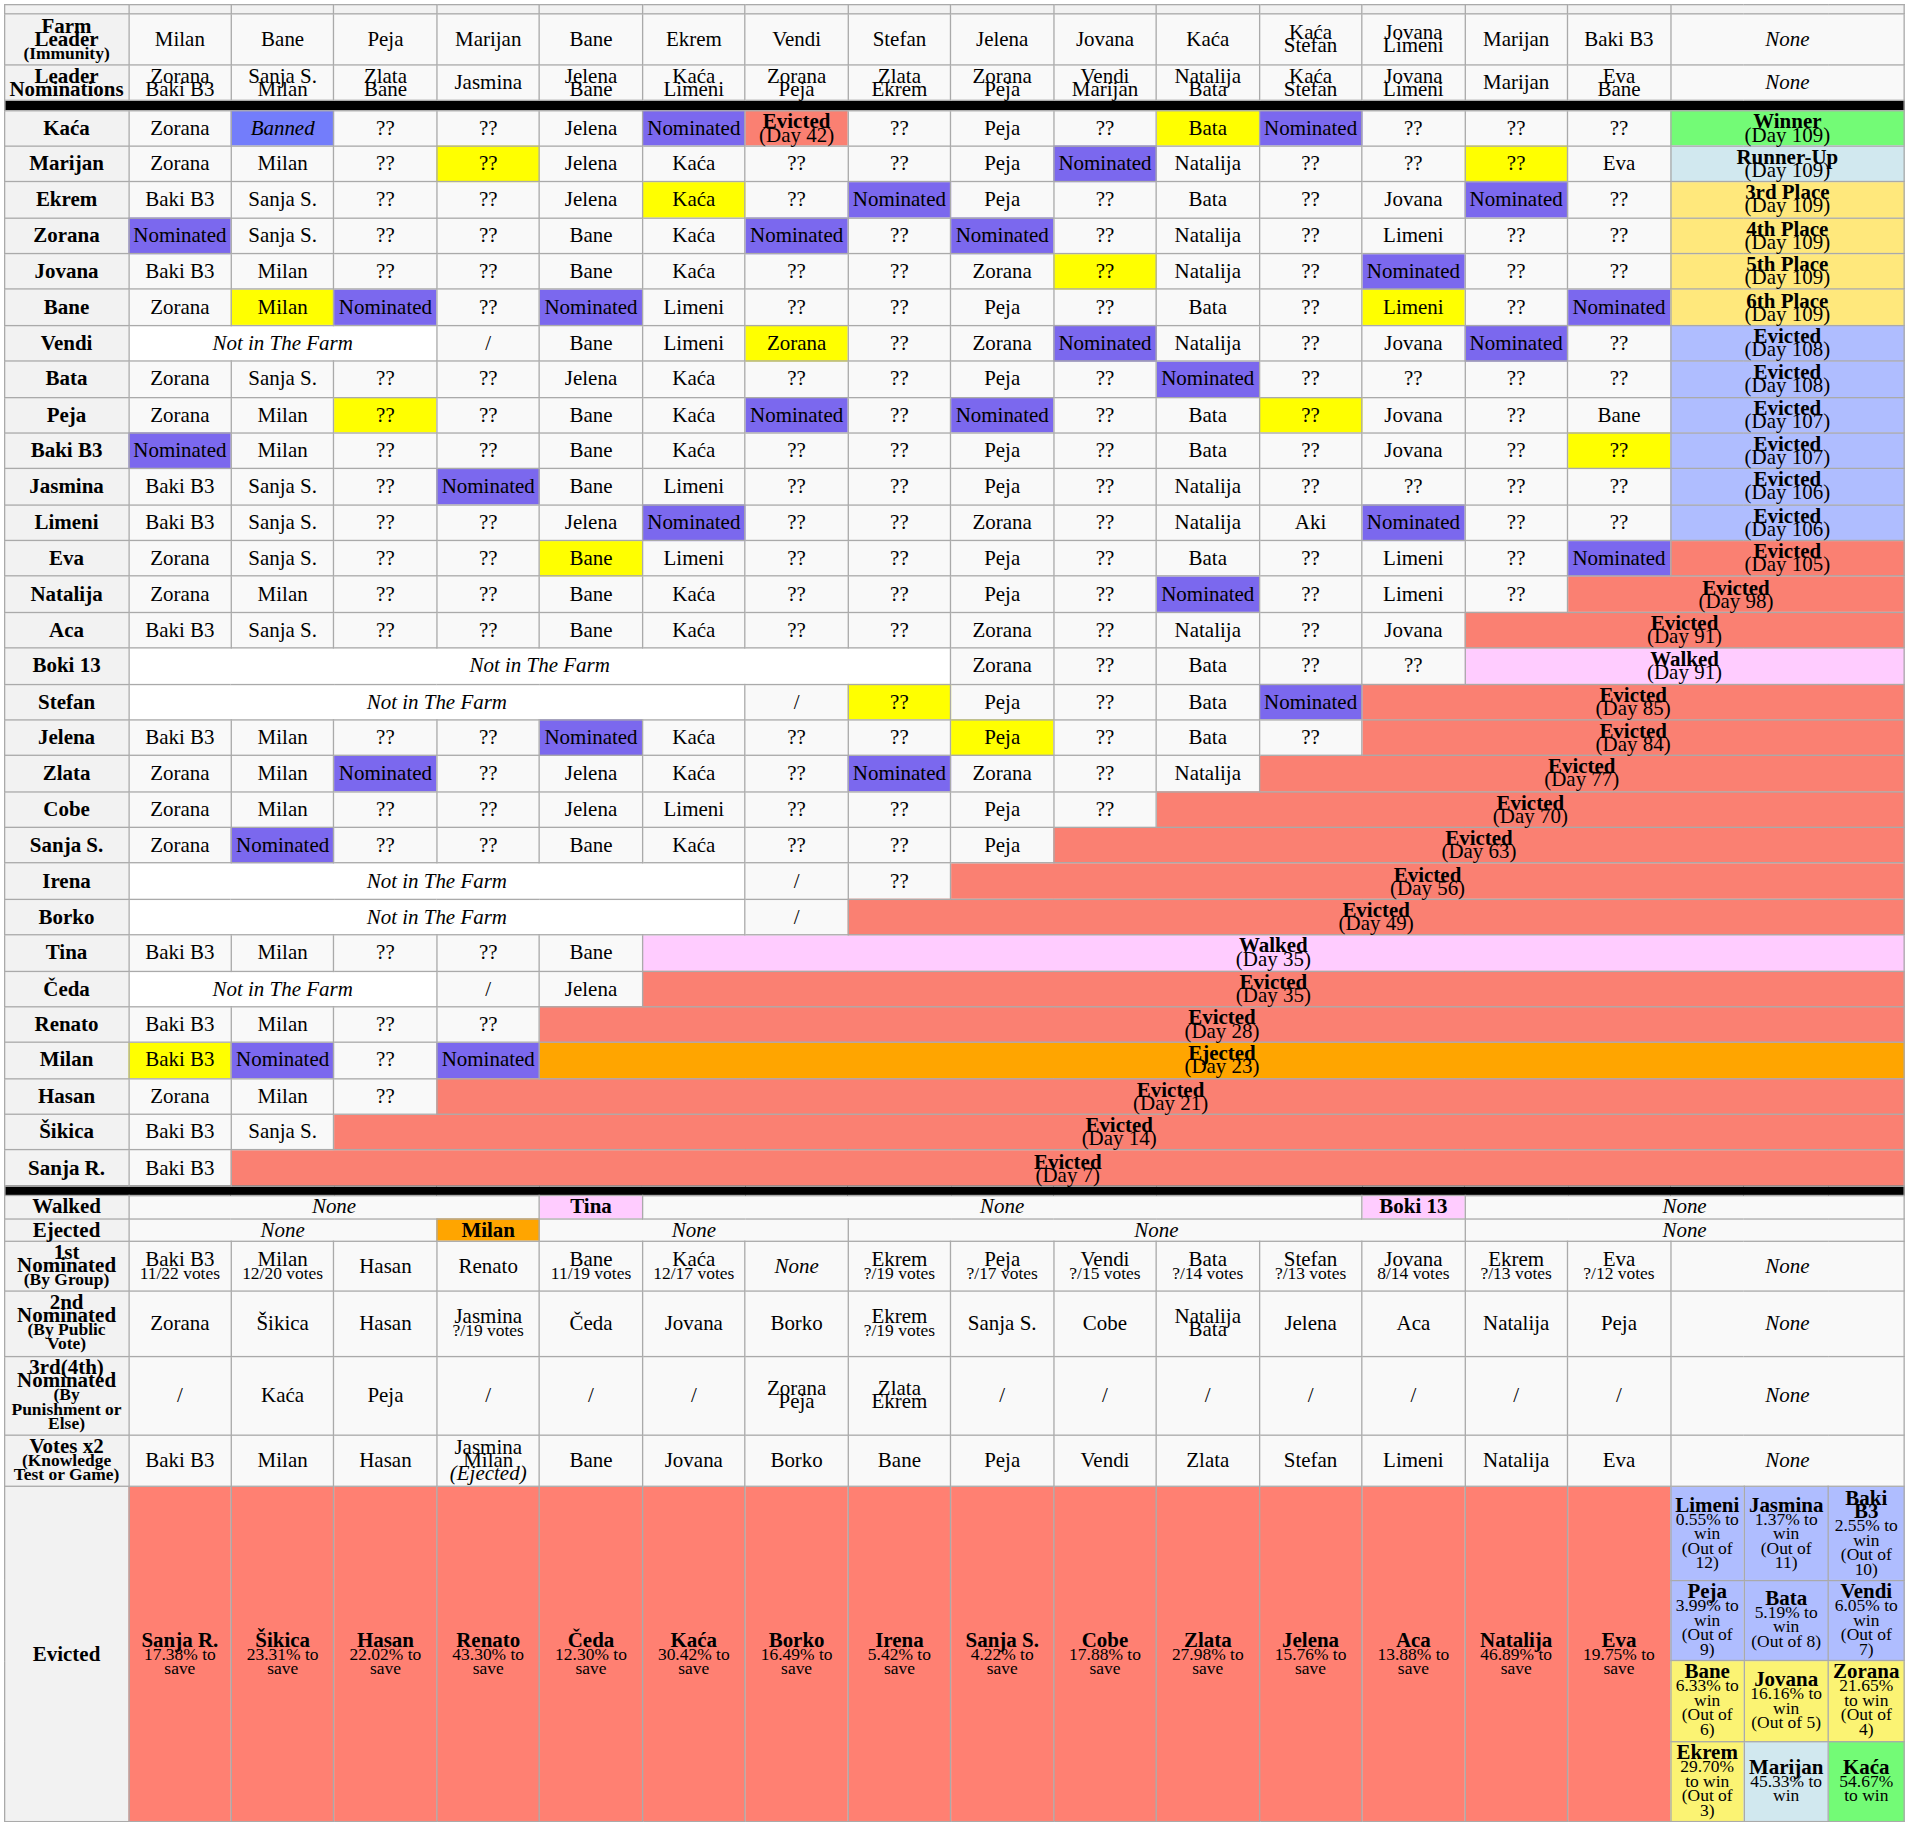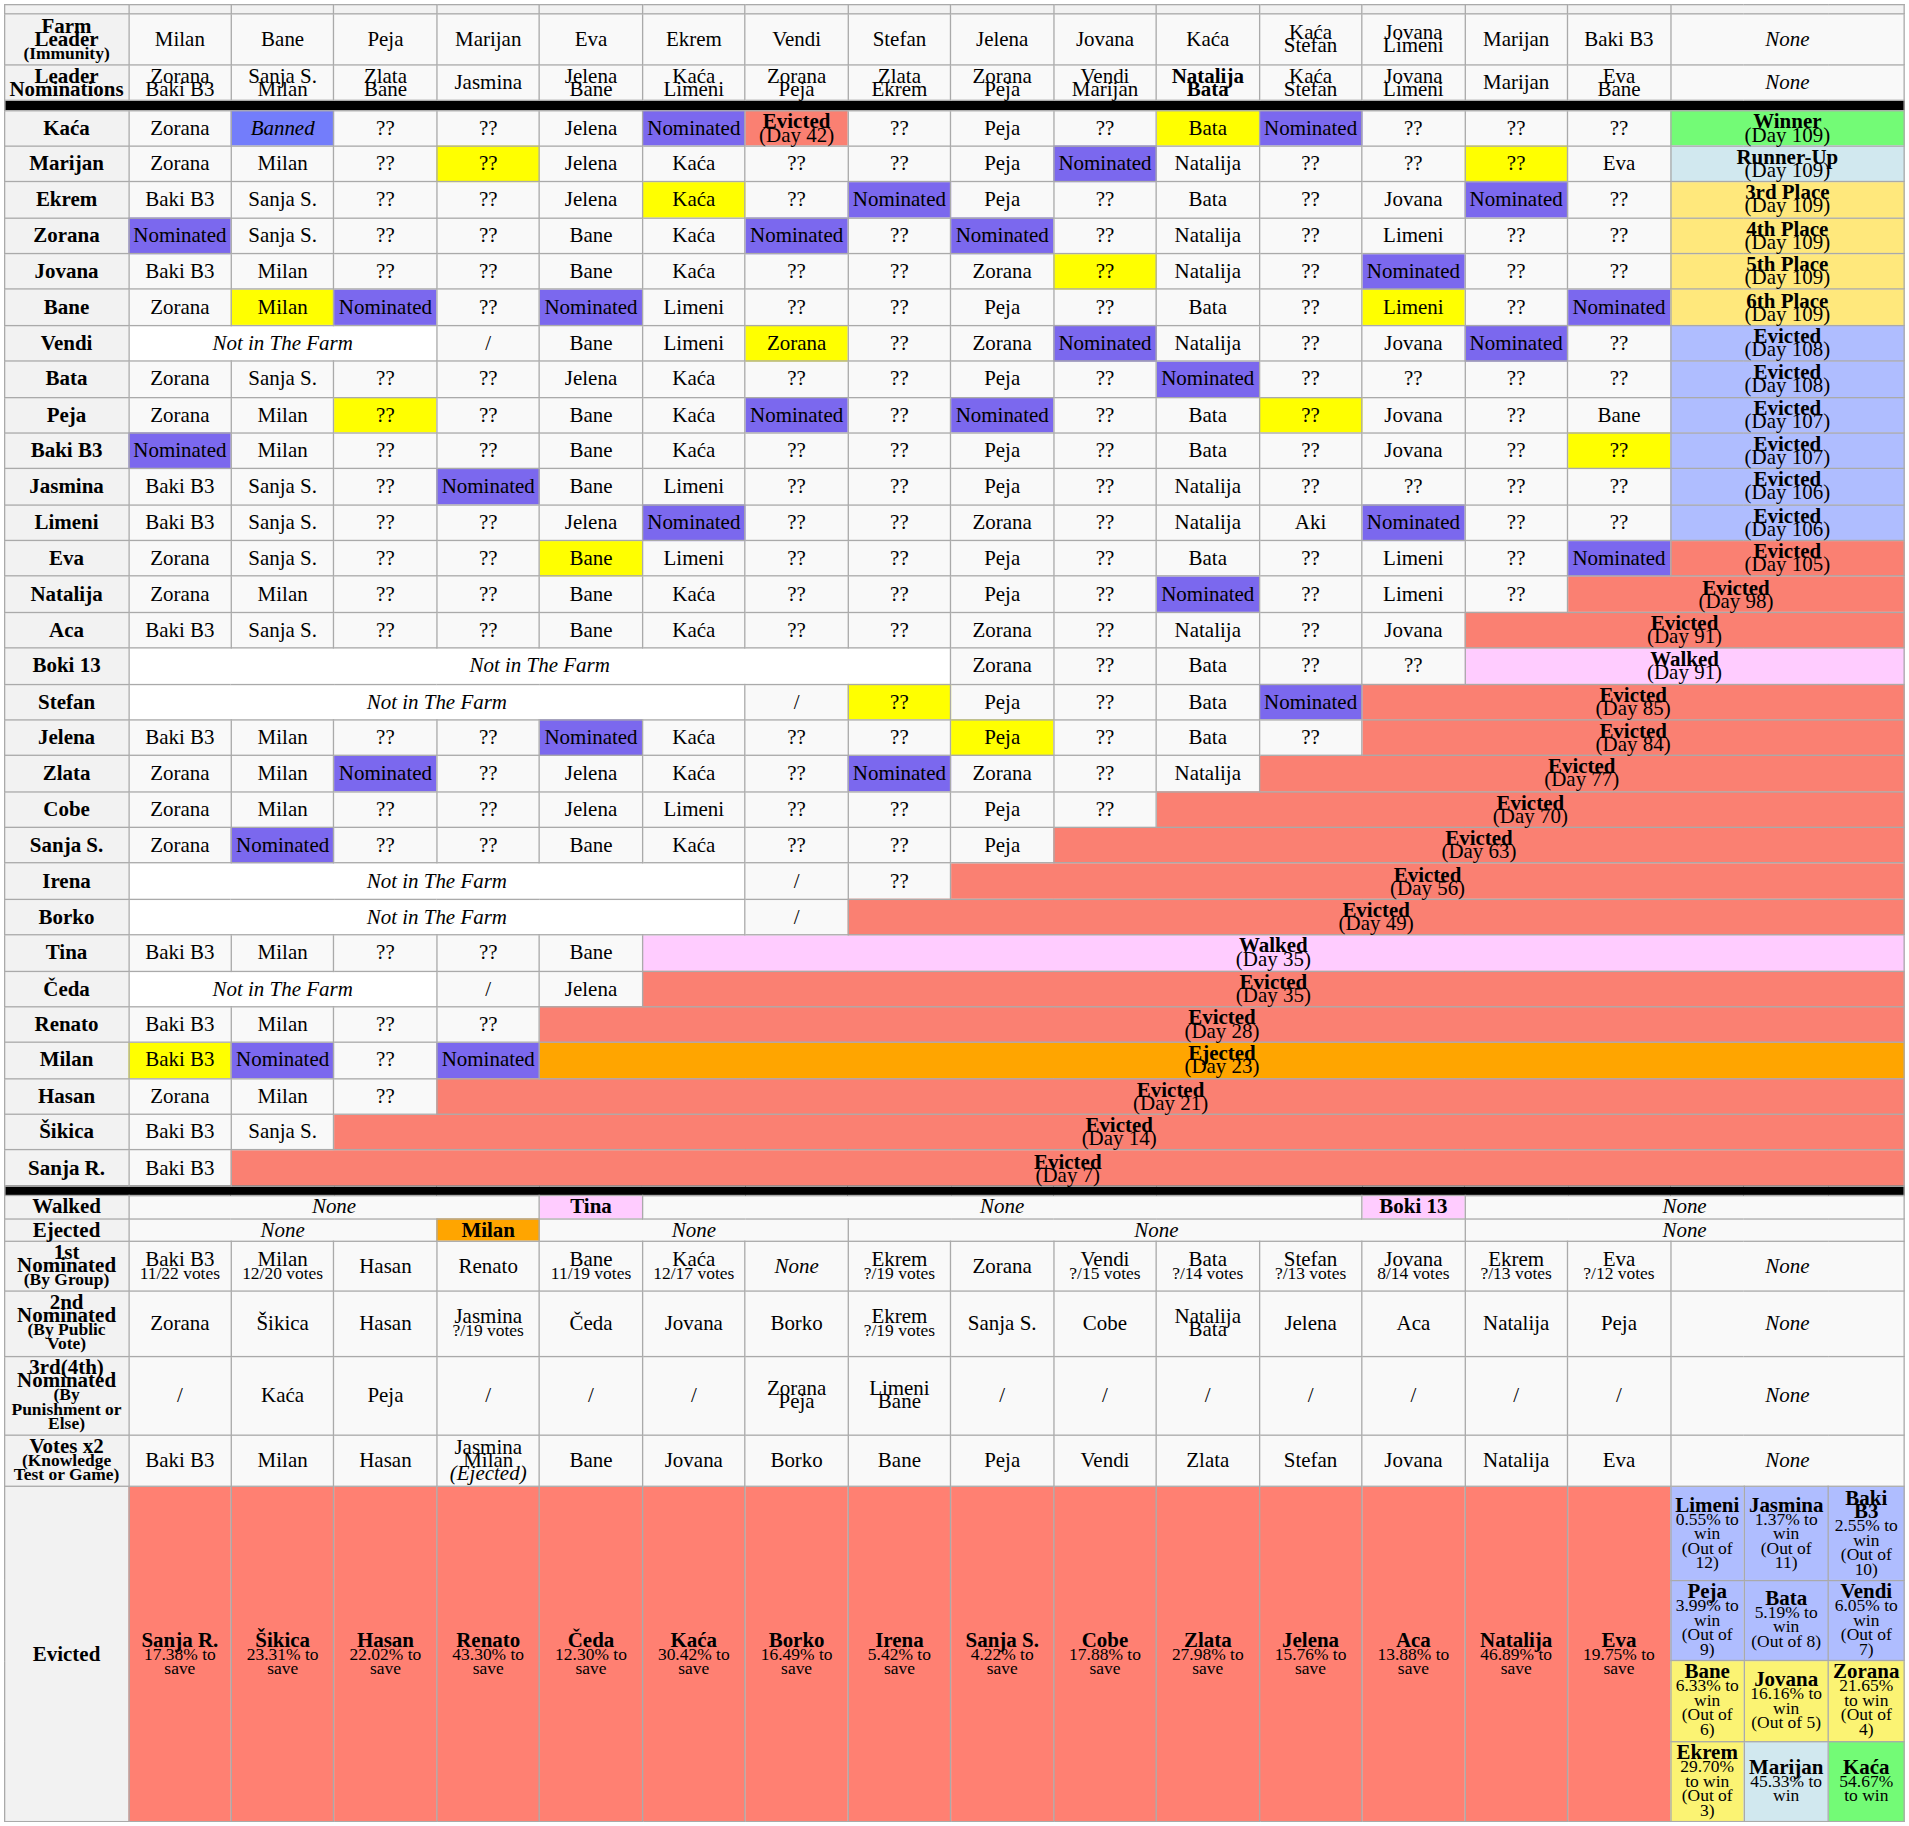(591, 39) Bane -> (591, 39) Eva
(1208, 82) normal -> (1208, 82) bold
(1002, 1265) Peja ?/17 votes -> (1002, 1266) Zorana
(899, 1395) Zlata Ekrem -> (899, 1395) Limeni Bane
(1413, 1460) Limeni -> (1413, 1460) Jovana
